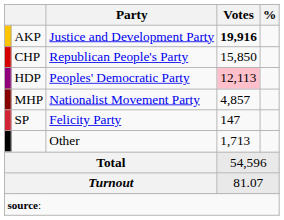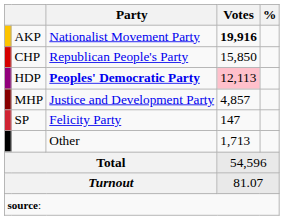(132, 36) Justice and Development Party -> (125, 36) Nationalist Movement Party
(119, 78) normal -> (125, 78) bold
(125, 99) Nationalist Movement Party -> (132, 99) Justice and Development Party
